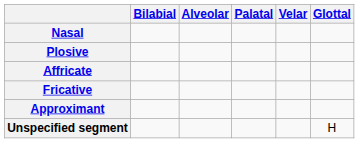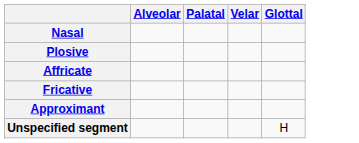- column: (155, 14)
